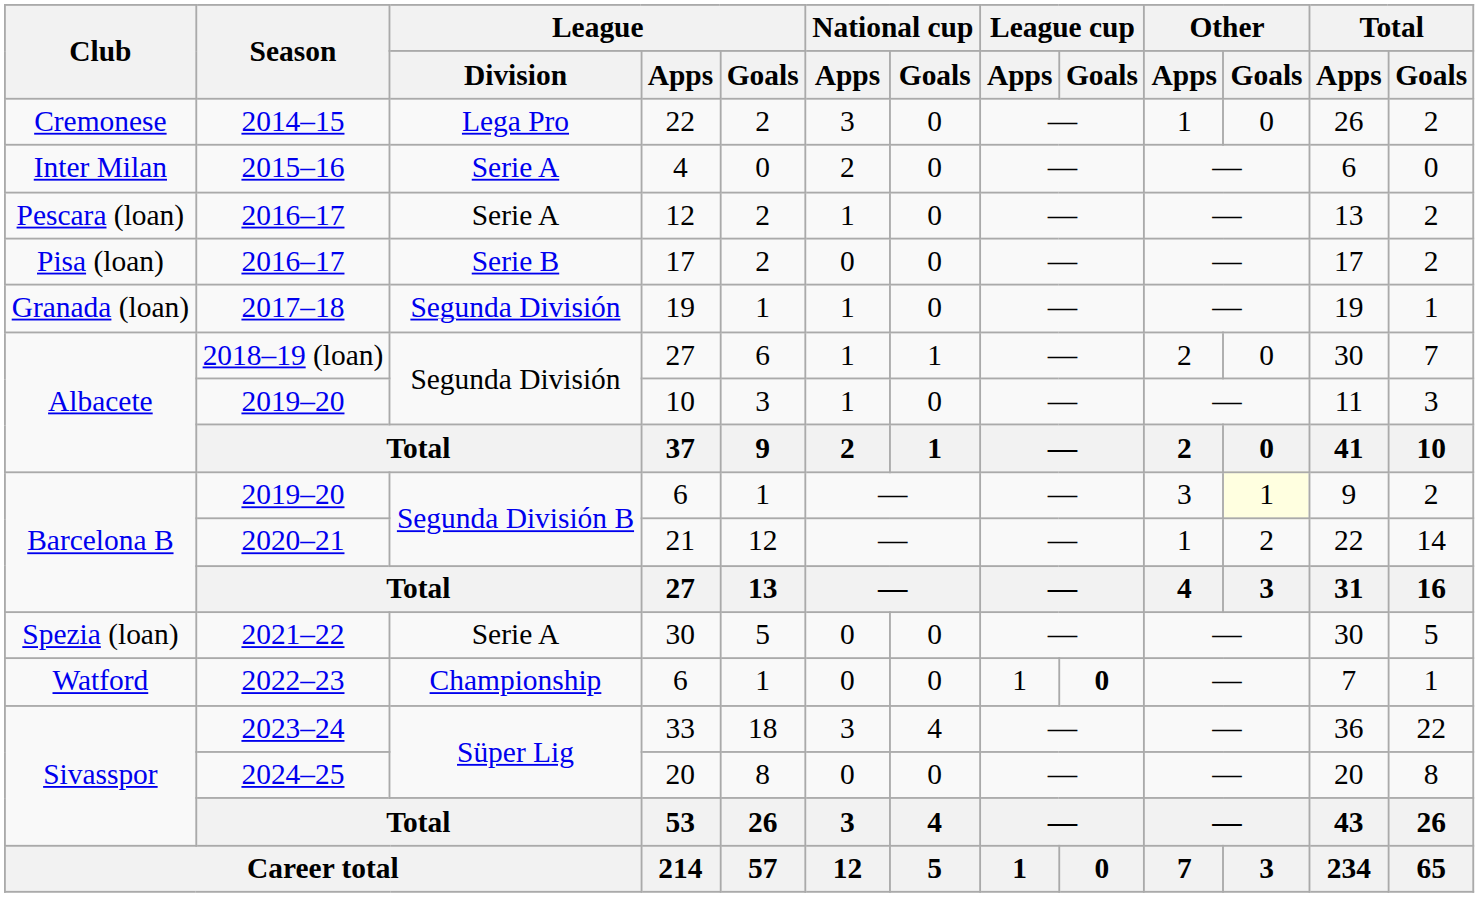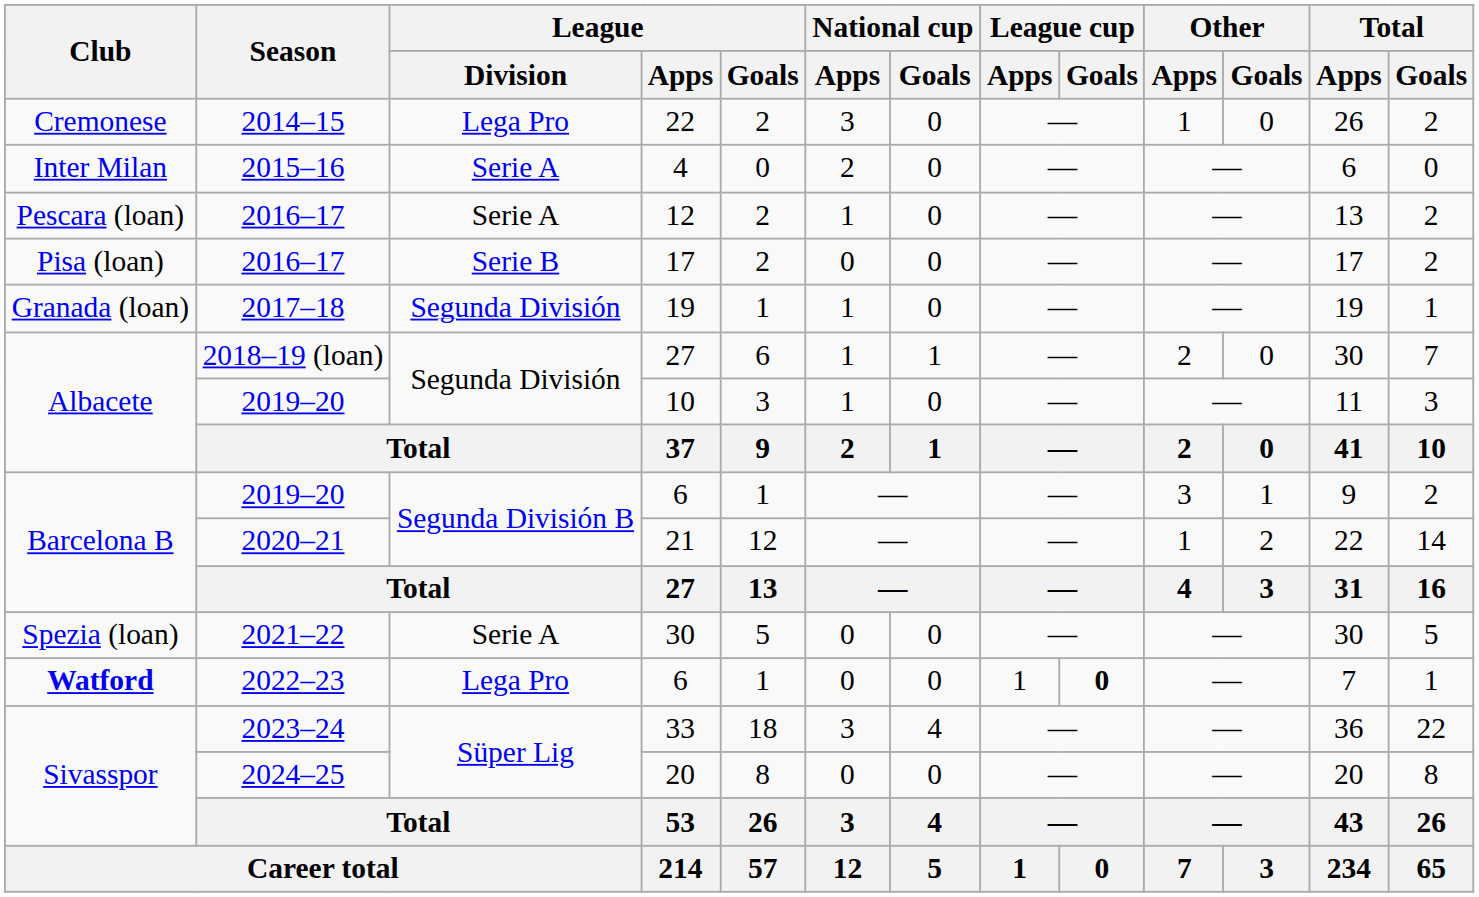(1267, 494) lightyellow background -> (1267, 494) no background
(100, 681) normal -> (100, 681) bold
(515, 681) Championship -> (515, 681) Lega Pro
